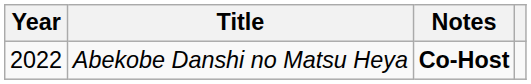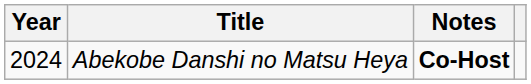(36, 60) 2022 -> (36, 60) 2024
